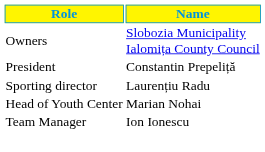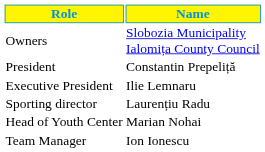+ row: (59, 85)
